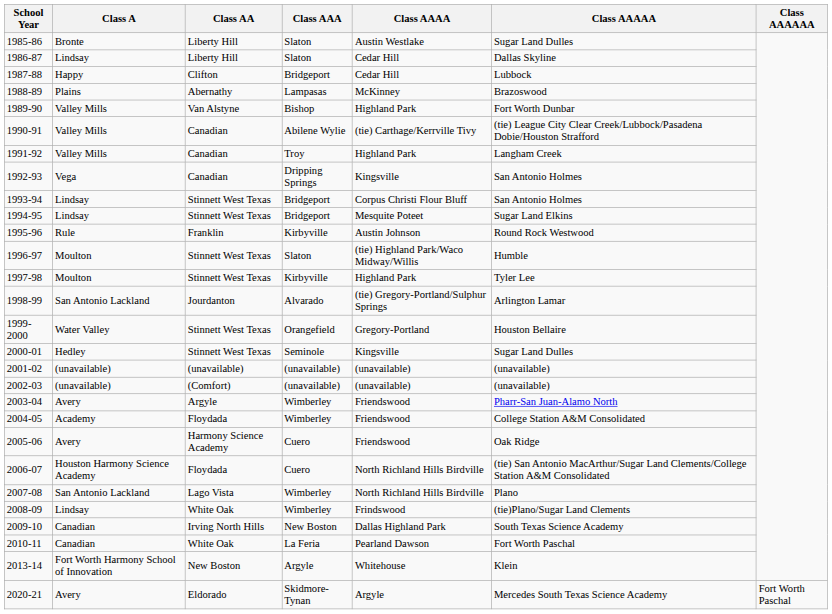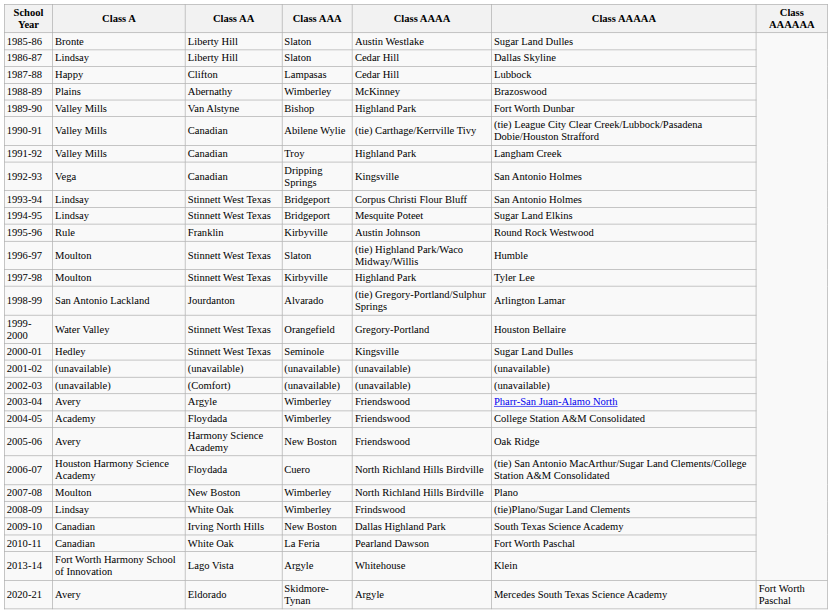(307, 74) Bridgeport -> (305, 74) Lampasas
(305, 91) Lampasas -> (308, 91) Wimberley
(297, 441) Cuero -> (311, 441) New Boston
(102, 493) San Antonio Lackland -> (73, 493) Moulton
(211, 493) Lago Vista -> (214, 493) New Boston
(214, 566) New Boston -> (211, 566) Lago Vista
